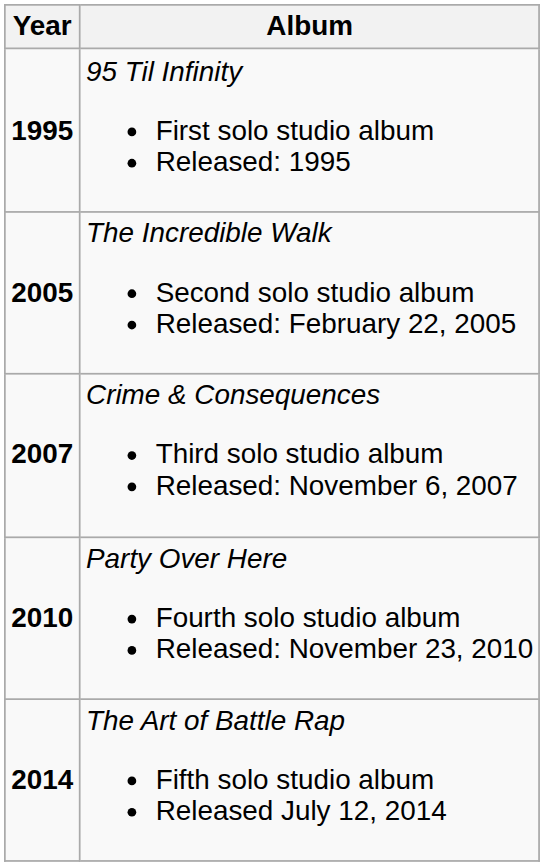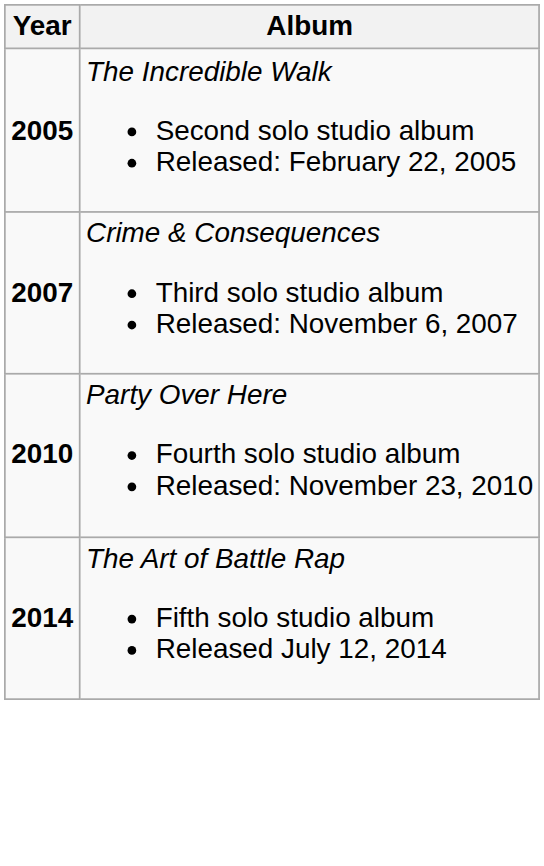- row: (310, 116)
